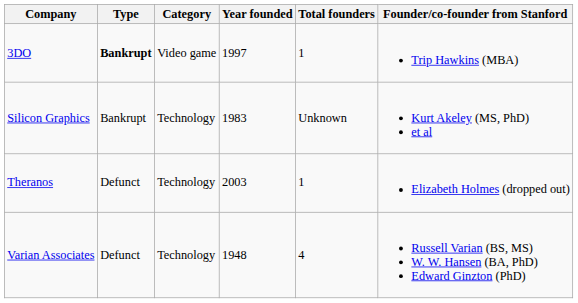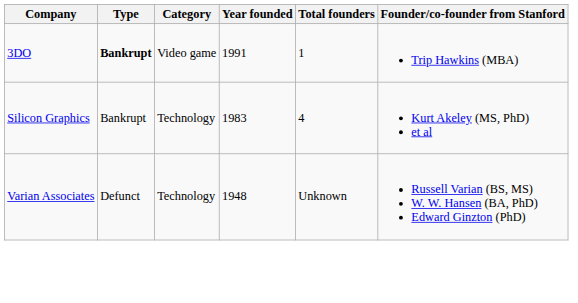(234, 53) 1997 -> (234, 53) 1991
(323, 118) Unknown -> (301, 118) 4
- row: (30, 182)
(301, 254) 4 -> (323, 196) Unknown
